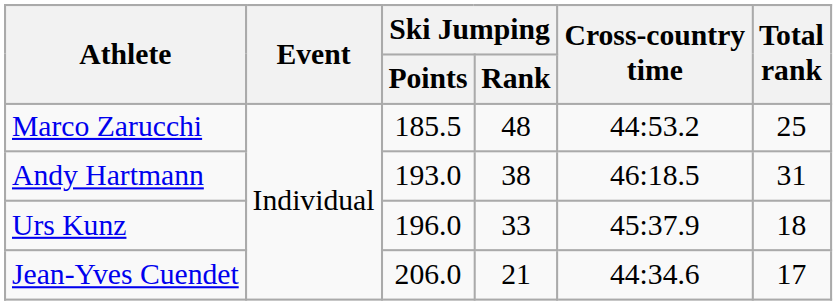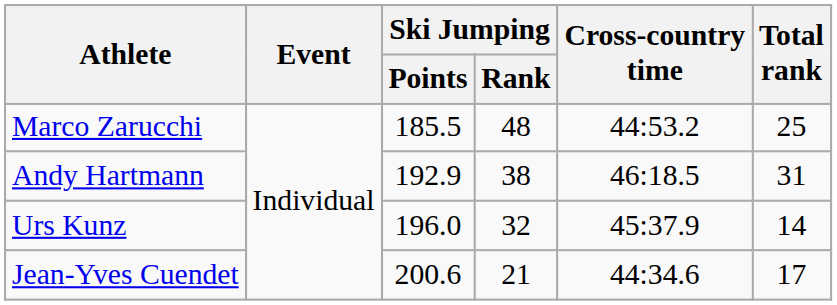(428, 176) 193.0 -> (428, 176) 192.9
(516, 225) 33 -> (516, 225) 32
(791, 225) 18 -> (791, 225) 14
(428, 273) 206.0 -> (428, 273) 200.6
